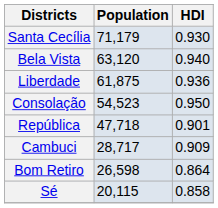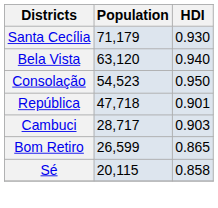- row: (49, 81)
(193, 147) 0.909 -> (193, 125) 0.903
(118, 170) 26,598 -> (118, 147) 26,599
(193, 170) 0.864 -> (193, 147) 0.865
